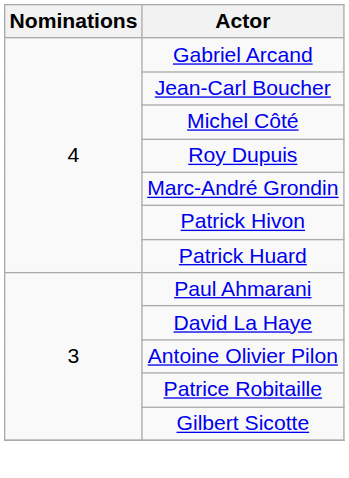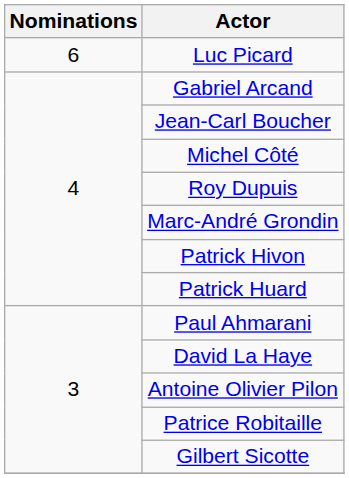+ row: (243, 54)
